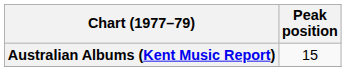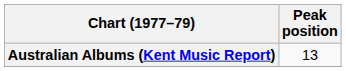(310, 54) 15 -> (310, 54) 13
